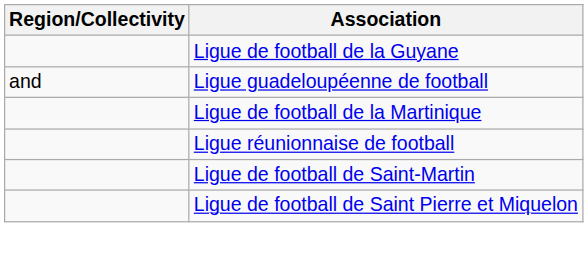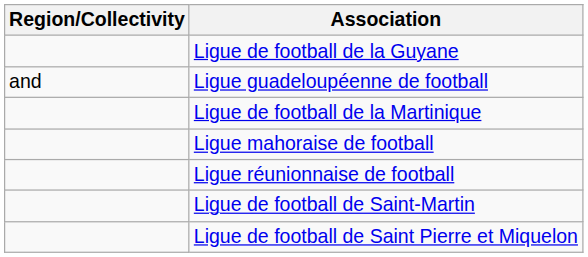+ row: (314, 143)
